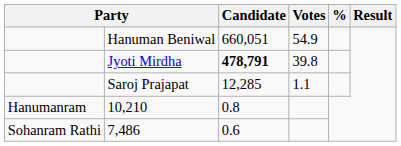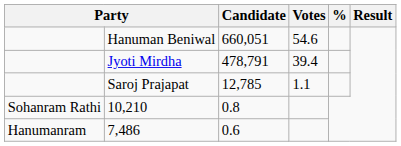(305, 38) 54.9 -> (305, 38) 54.6
(245, 61) bold -> (245, 61) normal
(305, 61) 39.8 -> (305, 61) 39.4
(242, 84) 12,285 -> (242, 84) 12,785
(47, 107) Hanumanram -> (54, 107) Sohanram Rathi
(54, 130) Sohanram Rathi -> (47, 130) Hanumanram
